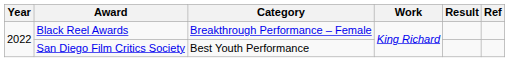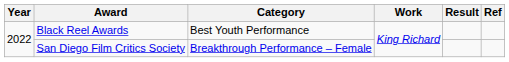(281, 30) Breakthrough Performance – Female -> (250, 30) Best Youth Performance
(250, 48) Best Youth Performance -> (281, 48) Breakthrough Performance – Female
